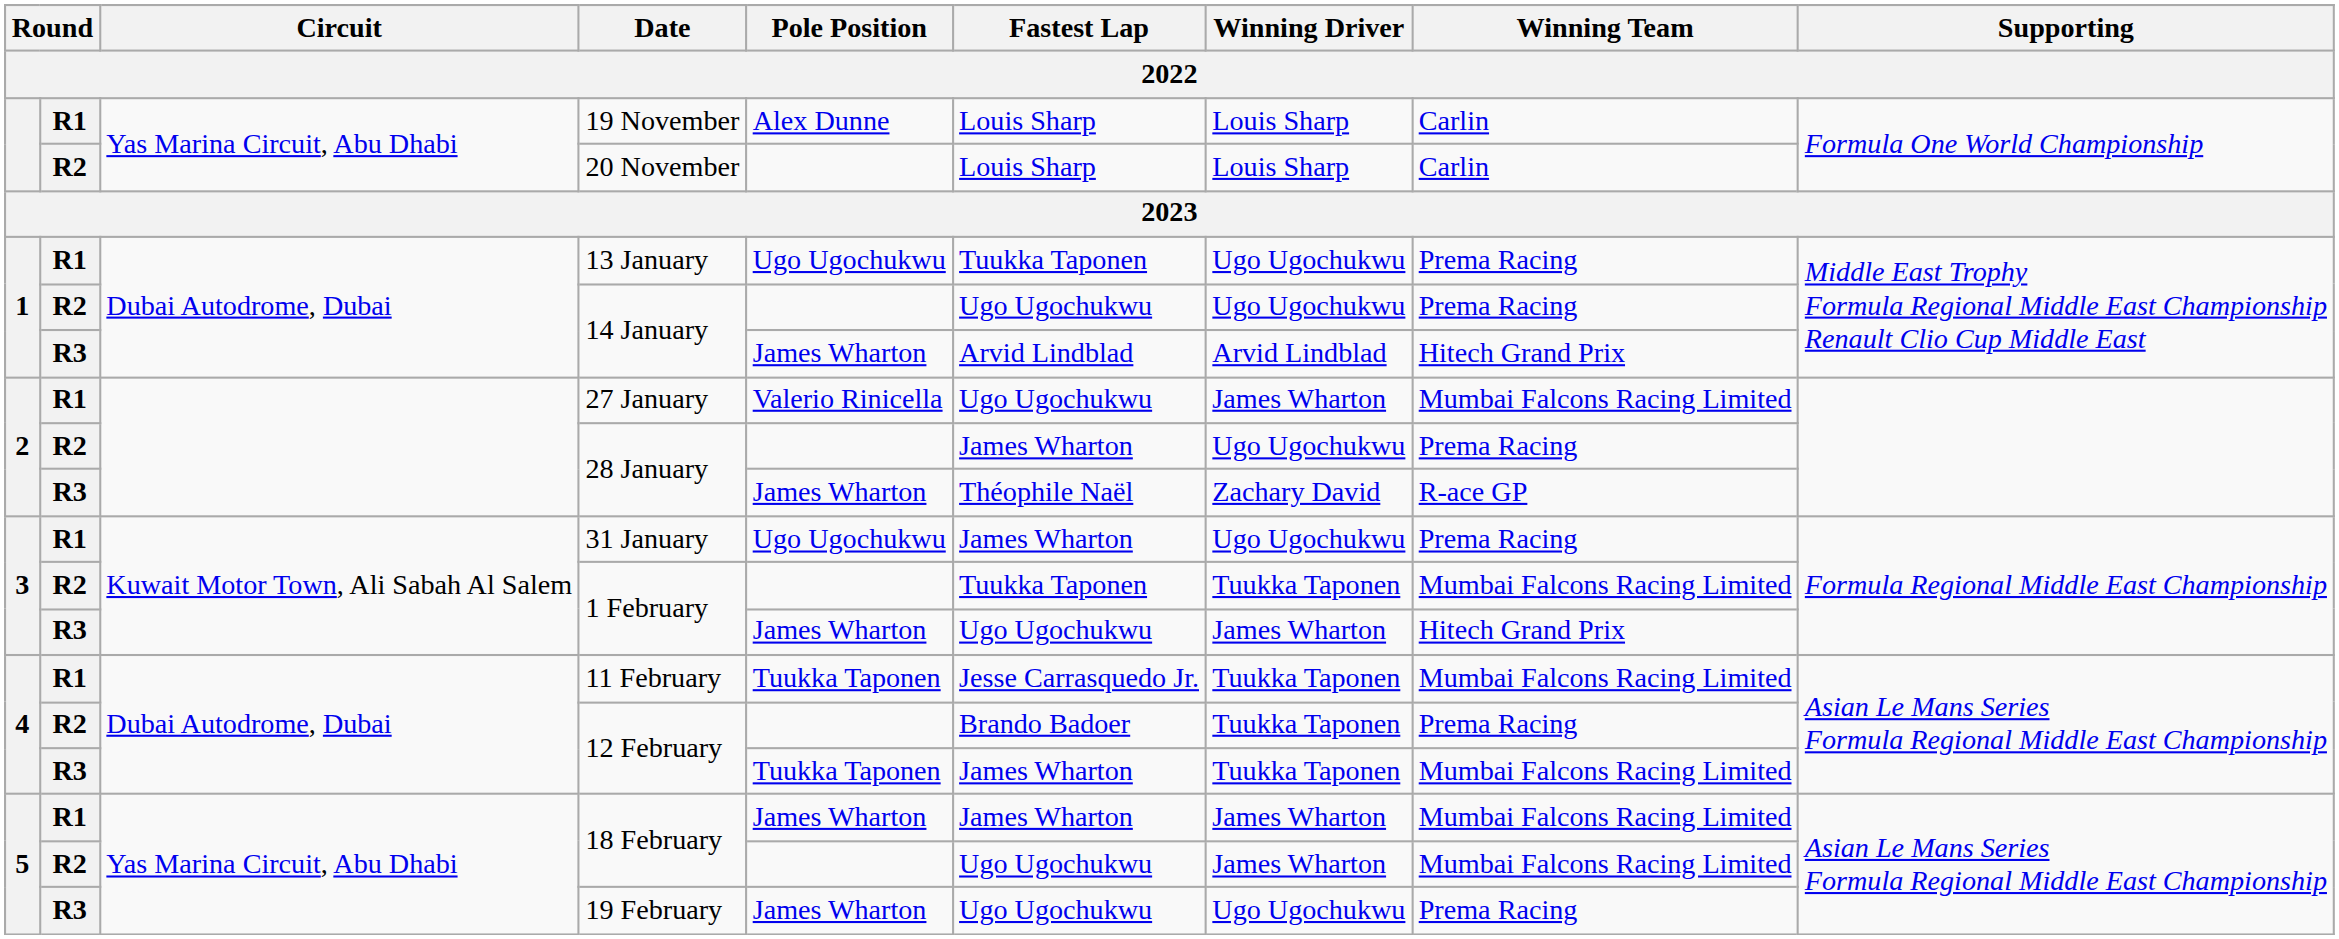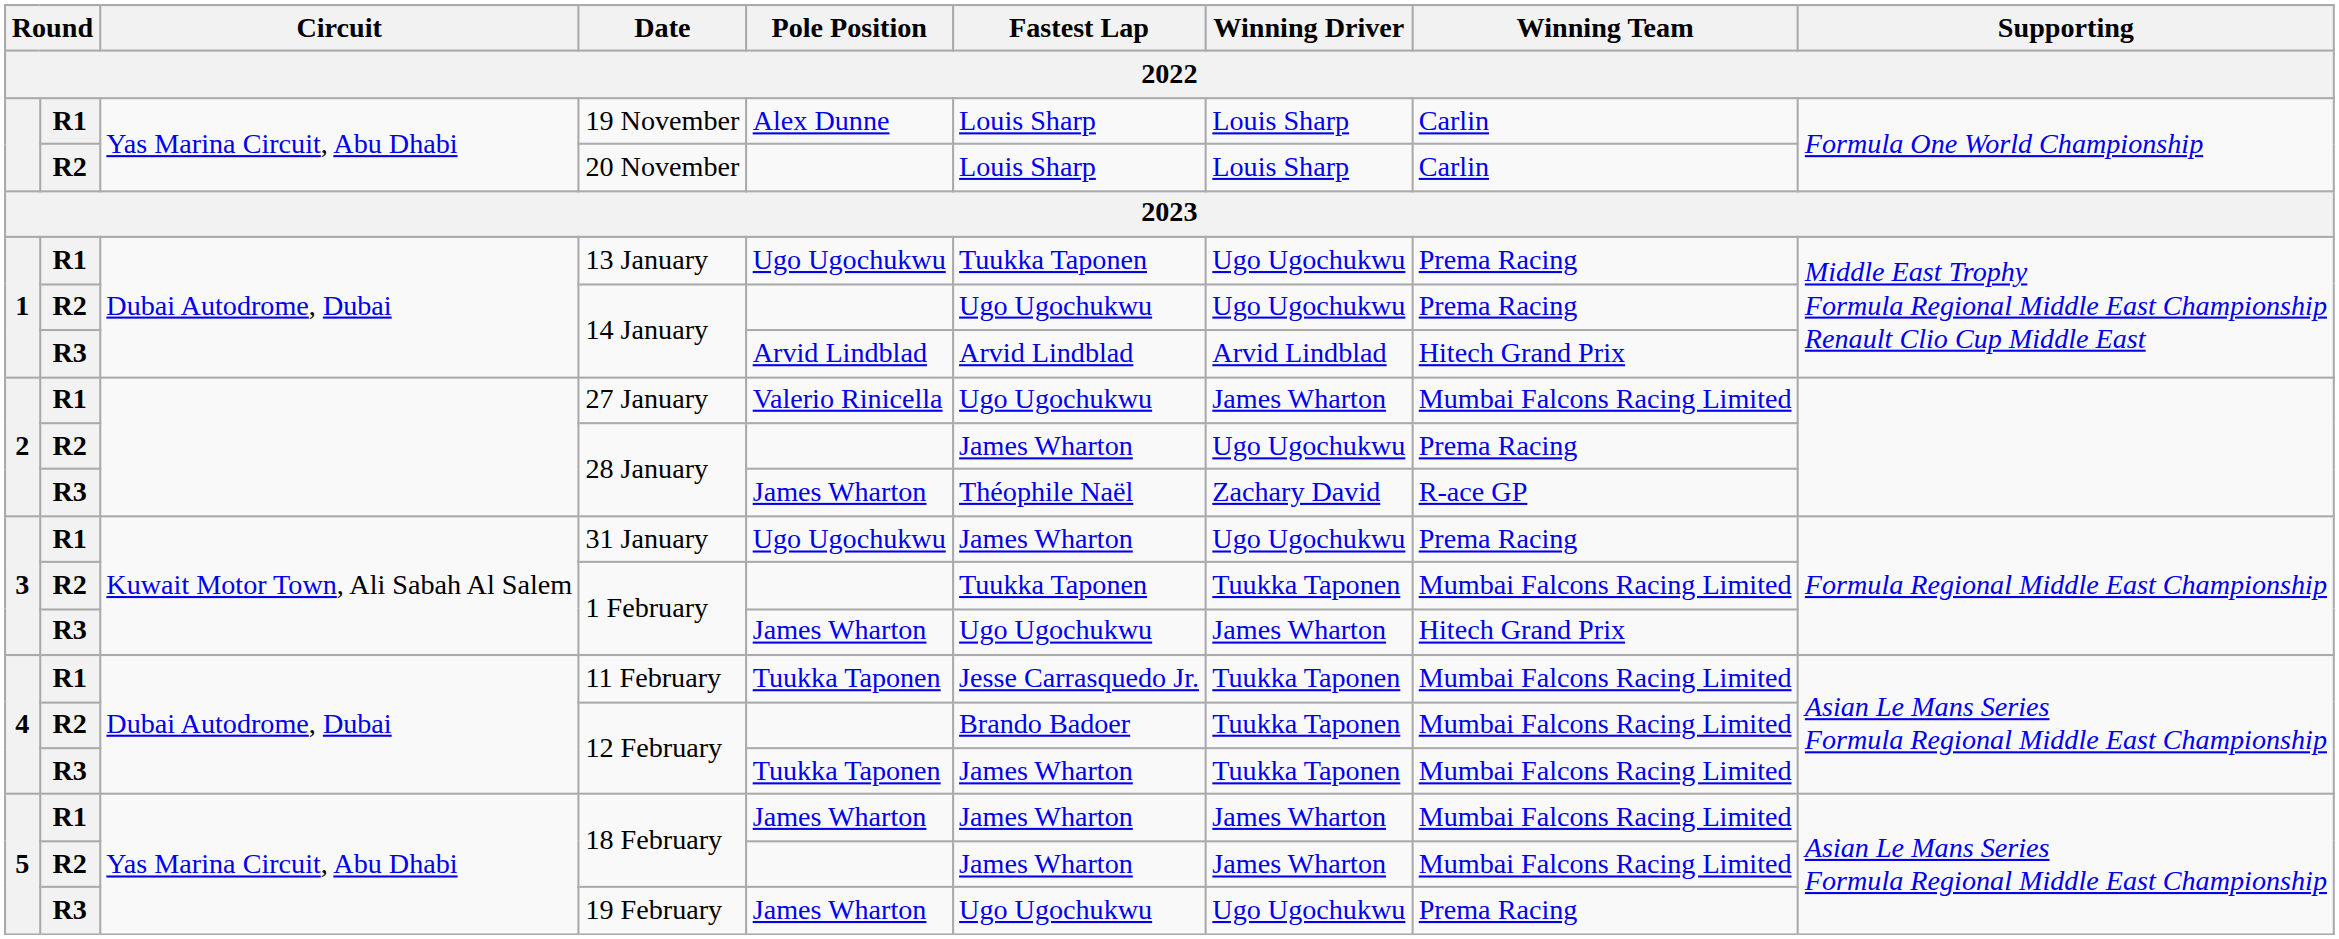(840, 352) James Wharton -> (840, 352) Arvid Lindblad
(1498, 724) Prema Racing -> (1605, 724) Mumbai Falcons Racing Limited
(1056, 863) Ugo Ugochukwu -> (1046, 863) James Wharton
